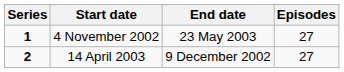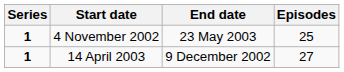(306, 36) 27 -> (306, 36) 25
(27, 57) 2 -> (27, 57) 1
